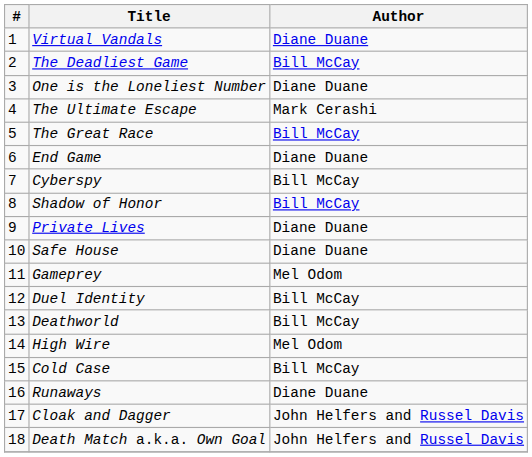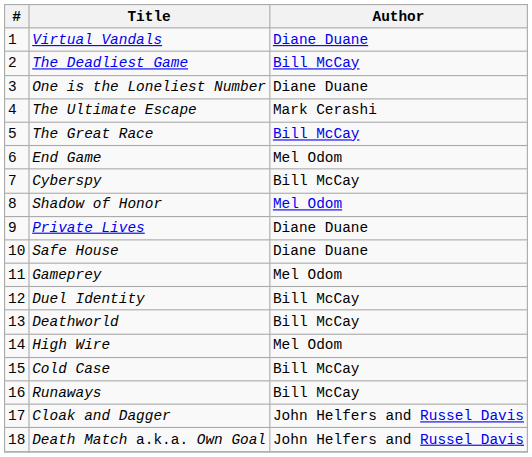(321, 157) Diane Duane -> (308, 157) Mel Odom
(316, 204) Bill McCay -> (308, 204) Mel Odom
(321, 393) Diane Duane -> (316, 393) Bill McCay
